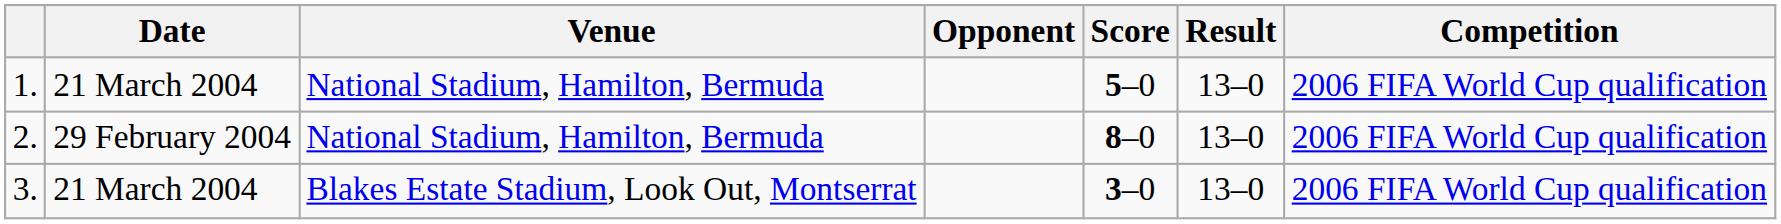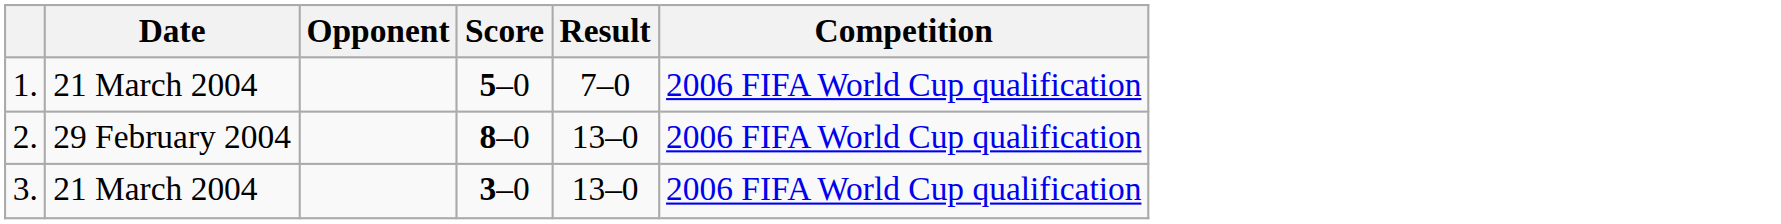- column: (612, 31)
(1231, 84) 13–0 -> (605, 84) 7–0
